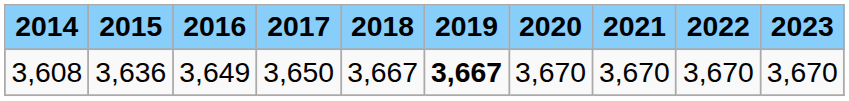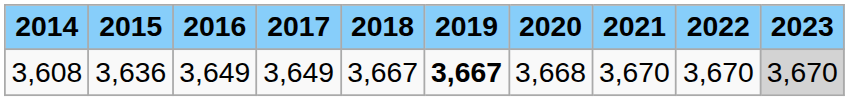(299, 71) 3,650 -> (299, 71) 3,649
(550, 71) 3,670 -> (550, 71) 3,668
(802, 71) no background -> (802, 71) lightgrey background
